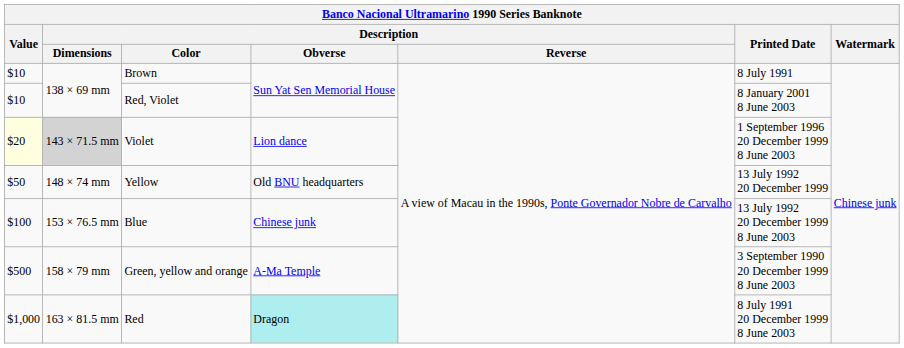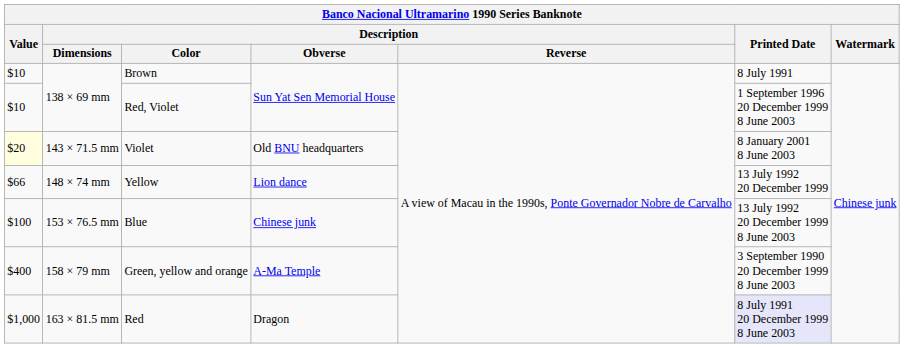(774, 100) 8 January 2001 8 June 2003 -> (783, 107) 1 September 1996 20 December 1999 8 June 2003
(82, 141) lightgrey background -> (82, 148) no background
(280, 141) Lion dance -> (308, 148) Old BNU headquarters
(783, 141) 1 September 1996 20 December 1999 8 June 2003 -> (774, 148) 8 January 2001 8 June 2003
(16, 182) $50 -> (16, 182) $66
(308, 182) Old BNU headquarters -> (280, 182) Lion dance
(19, 271) $500 -> (19, 271) $400
(271, 319) paleturquoise background -> (271, 319) no background
(783, 319) no background -> (783, 319) lavender background
